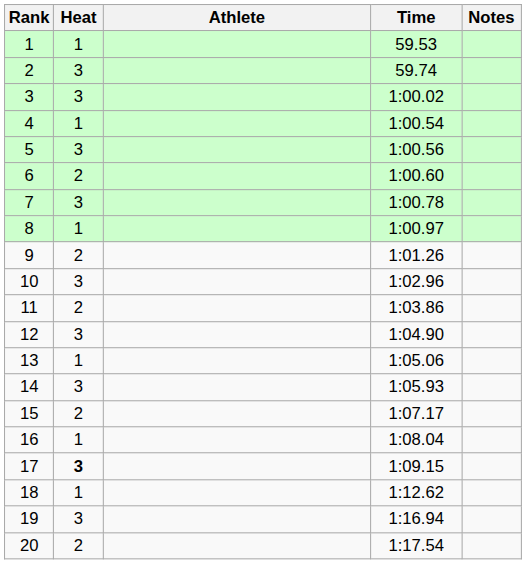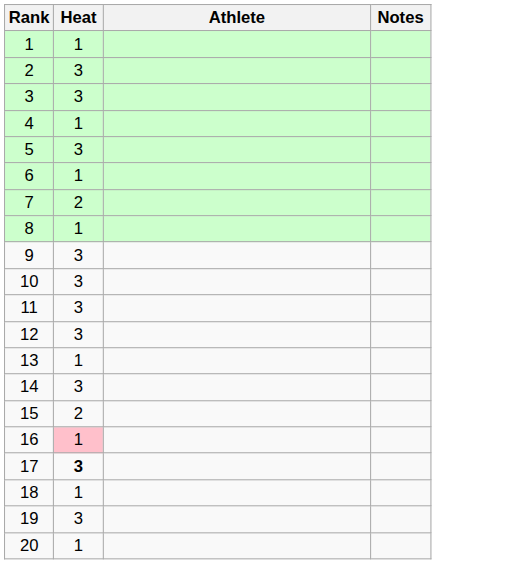- column: (416, 17)
(78, 176) 2 -> (78, 176) 1
(78, 202) 3 -> (78, 202) 2
(78, 255) 2 -> (78, 255) 3
(78, 307) 2 -> (78, 307) 3
(78, 439) no background -> (78, 439) pink background
(78, 545) 2 -> (78, 545) 1
